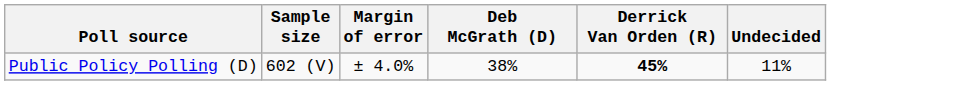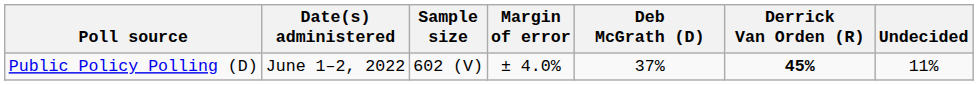+ column: (335, 28)
(502, 66) 38% -> (650, 66) 37%
